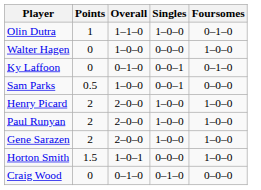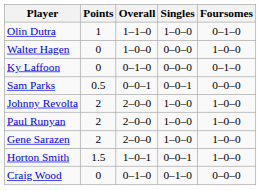(169, 67) 0–0–1 -> (178, 67) 0–0–0
(129, 85) 1–0–0 -> (137, 85) 0–0–1
- row: (37, 103)
+ row: (42, 103)
(169, 157) 0–0–0 -> (178, 157) 0–0–1
